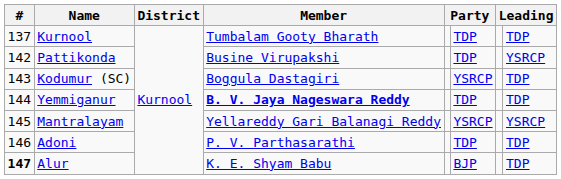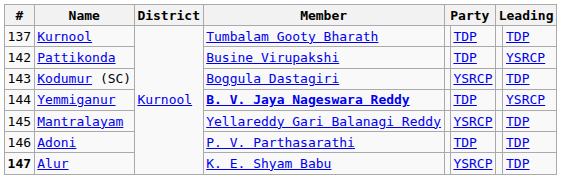(518, 100) TDP -> (526, 100) YSRCP
(526, 121) YSRCP -> (518, 121) TDP
(465, 163) BJP -> (473, 163) YSRCP
